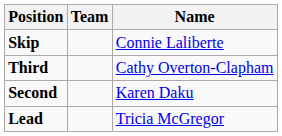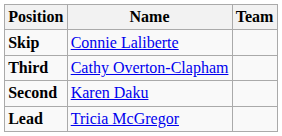columns swapped: (195, 17) <-> (90, 17)
